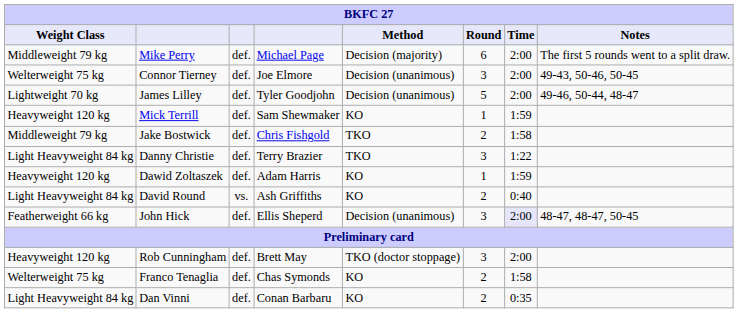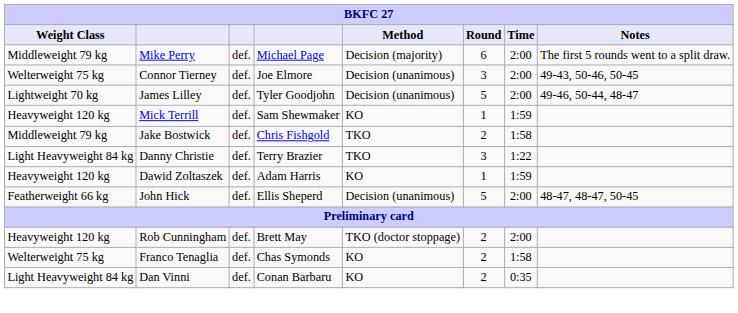- row: (172, 196)
(484, 216) 3 -> (484, 196) 5
(521, 216) lavender background -> (521, 196) no background
(484, 257) 3 -> (484, 237) 2
